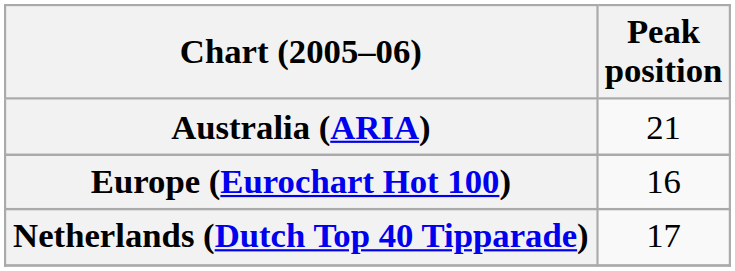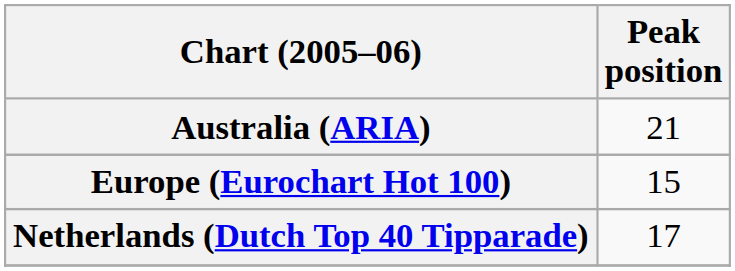(664, 181) 16 -> (664, 181) 15
